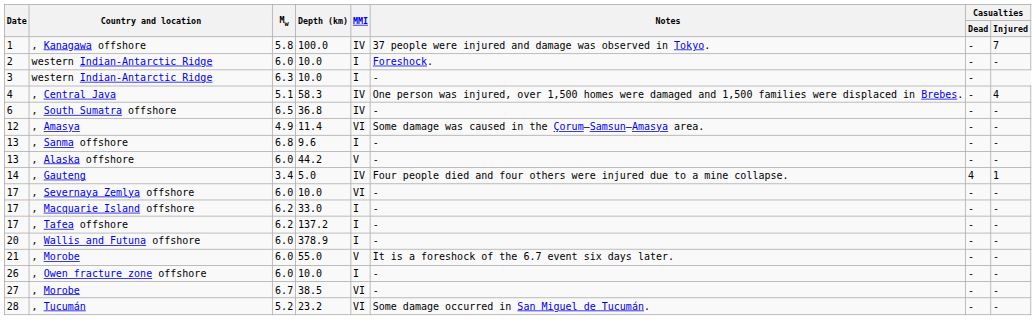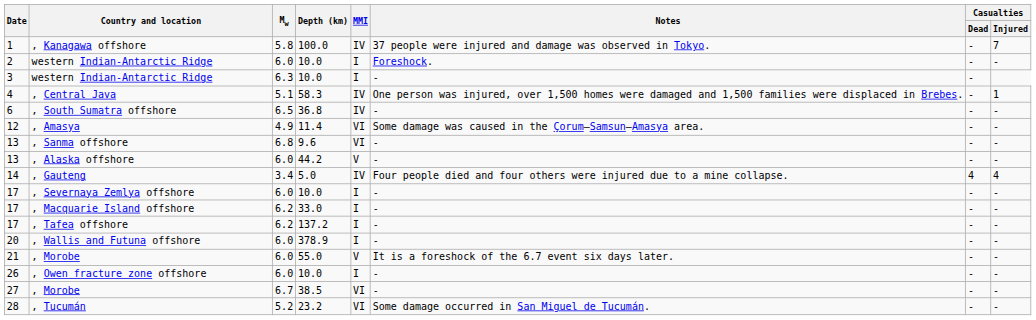(996, 94) 4 -> (996, 94) 1
(356, 143) I -> (359, 143) VI
(996, 176) 1 -> (996, 176) 4
(359, 192) VI -> (356, 192) I
